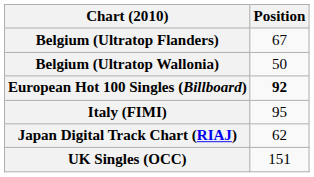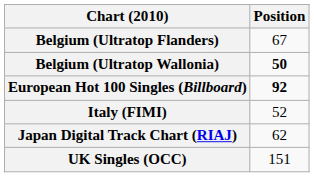(280, 64) normal -> (280, 64) bold
(280, 111) 95 -> (280, 111) 52
